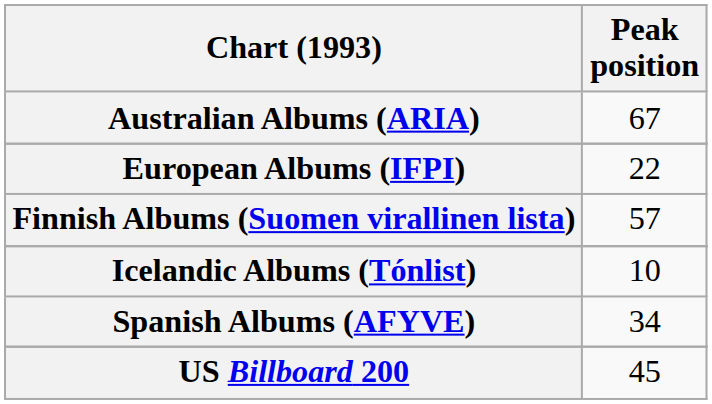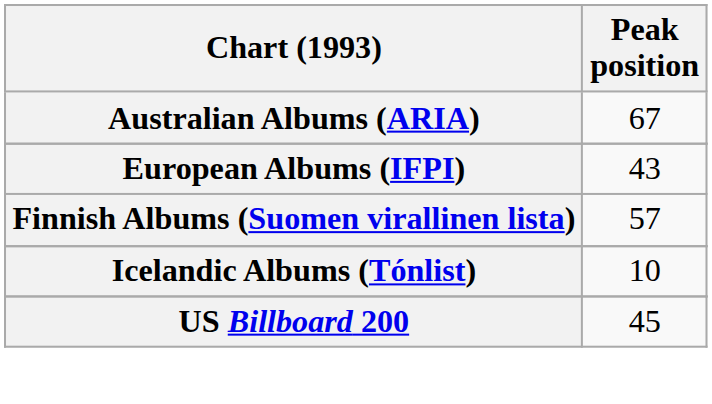(645, 168) 22 -> (645, 168) 43
- row: (294, 321)
